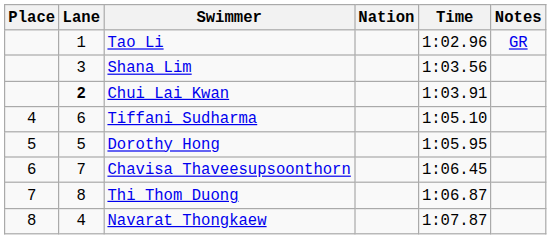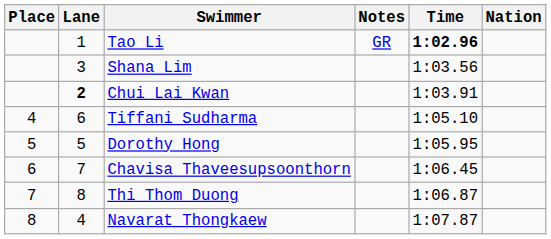columns swapped: (386, 17) <-> (518, 17)
(455, 43) normal -> (445, 43) bold
